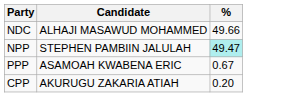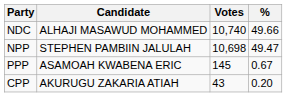+ column: (229, 13)
(226, 48) paleturquoise background -> (265, 48) no background
